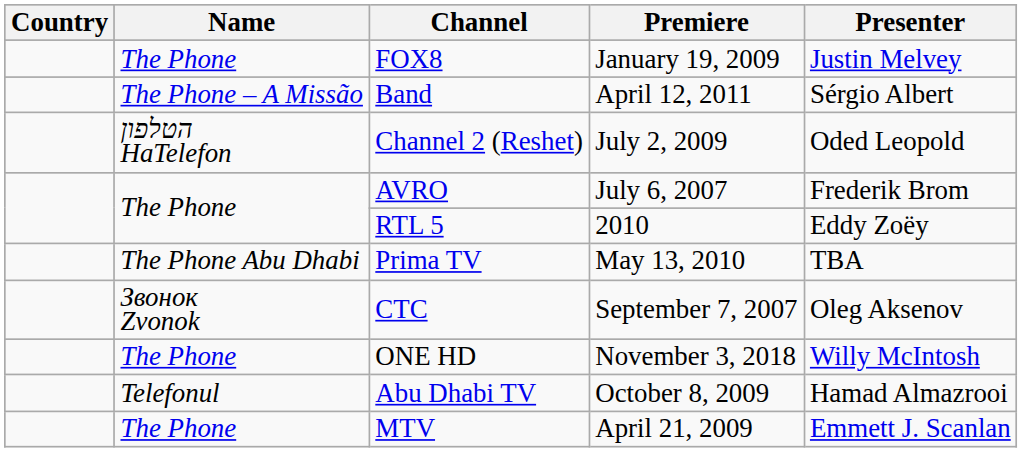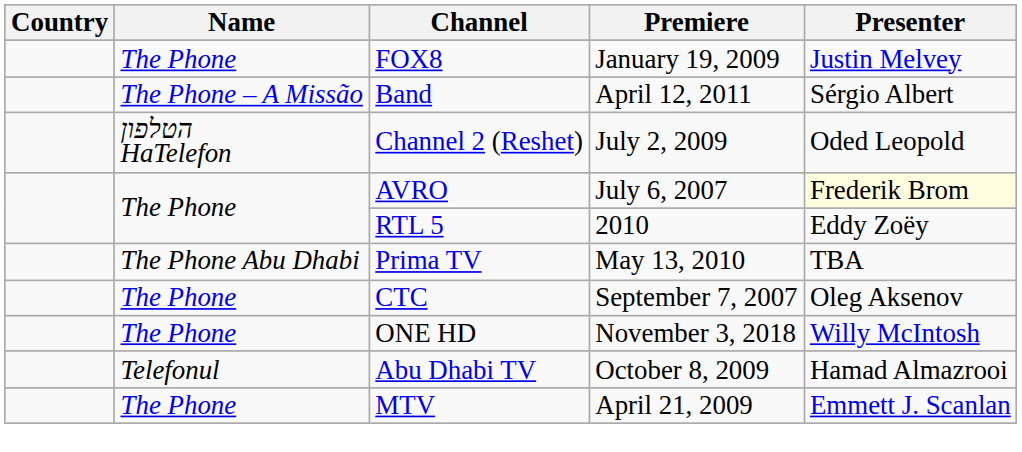(889, 189) no background -> (889, 189) lightyellow background
(160, 309) Звонок Zvonok -> (178, 297) The Phone
